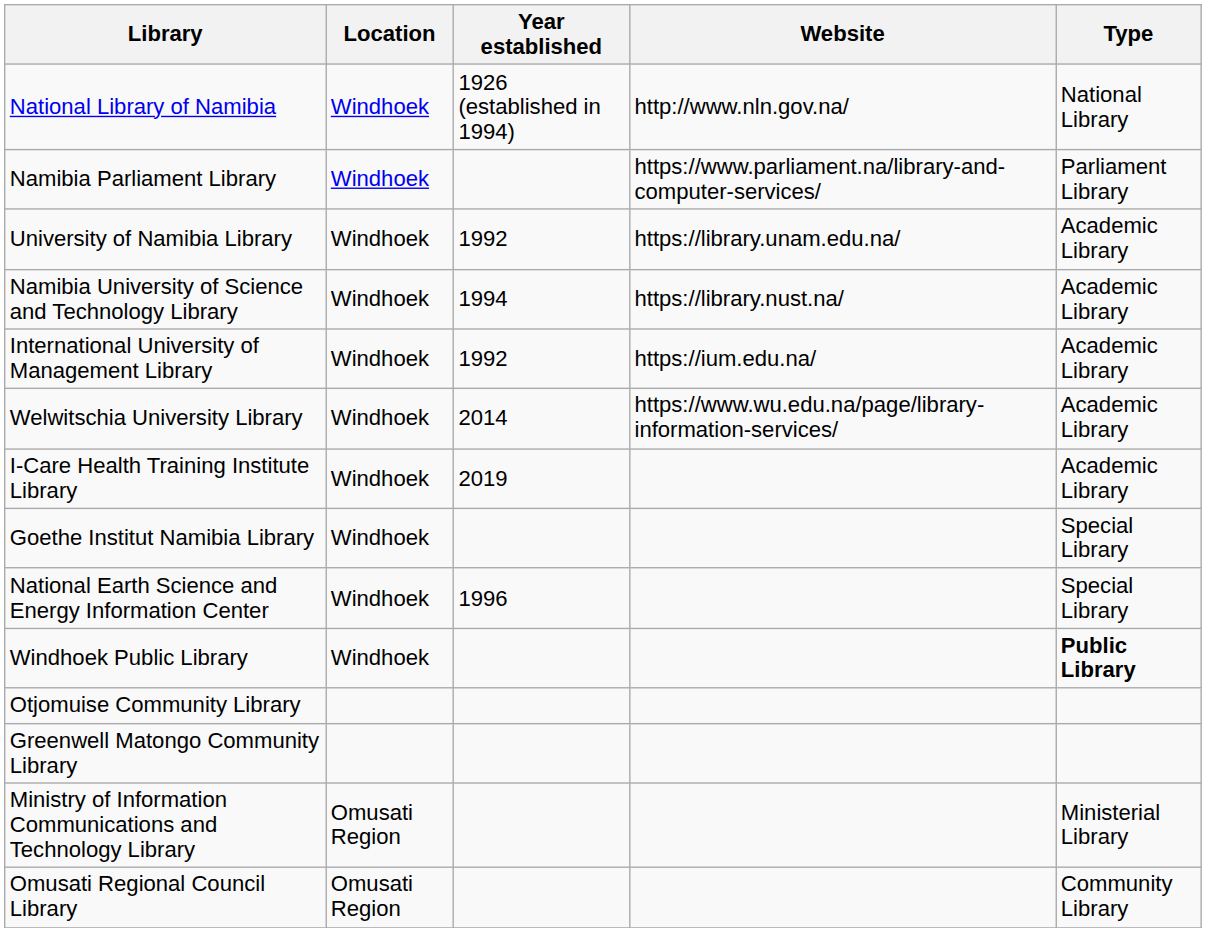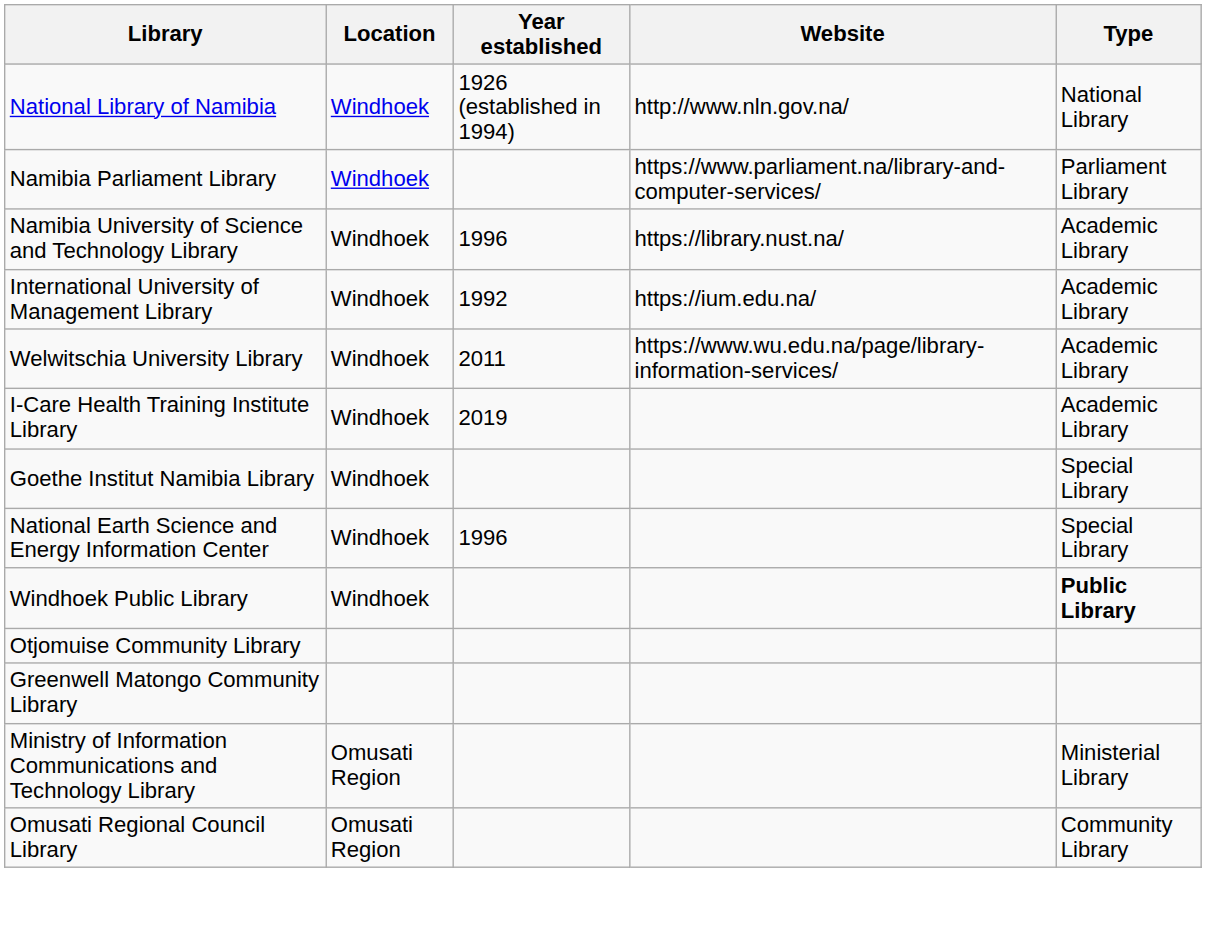- row: (151, 238)
(483, 298) 1994 -> (483, 238) 1996
(483, 418) 2014 -> (482, 358) 2011
